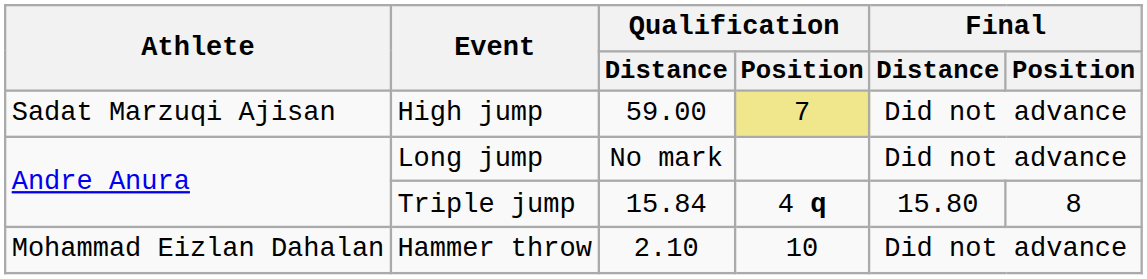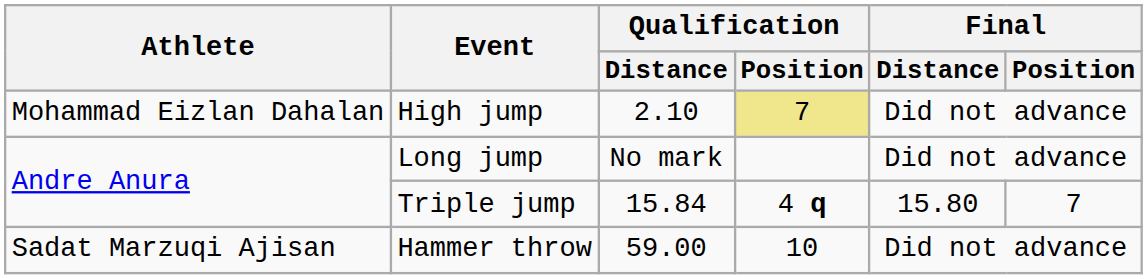(174, 113) Sadat Marzuqi Ajisan -> (198, 113) Mohammad Eizlan Dahalan
(666, 113) 59.00 -> (666, 113) 2.10
(1074, 204) 8 -> (1074, 204) 7
(198, 249) Mohammad Eizlan Dahalan -> (174, 249) Sadat Marzuqi Ajisan
(666, 249) 2.10 -> (666, 249) 59.00
